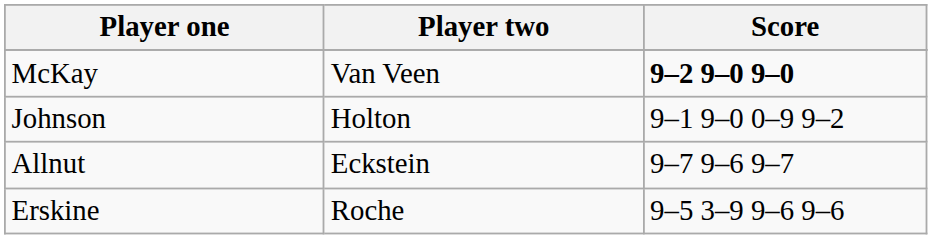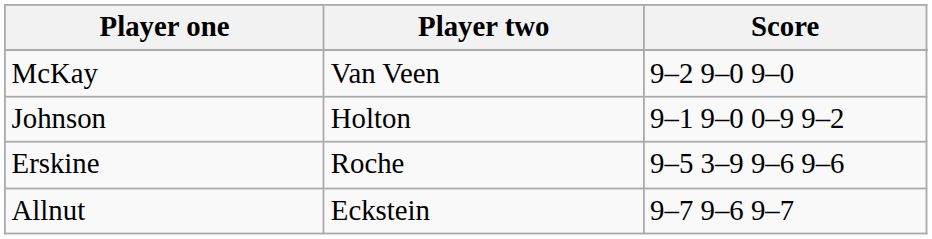(722, 73) bold -> (722, 73) normal
rows swapped: (48, 164) <-> (56, 210)
